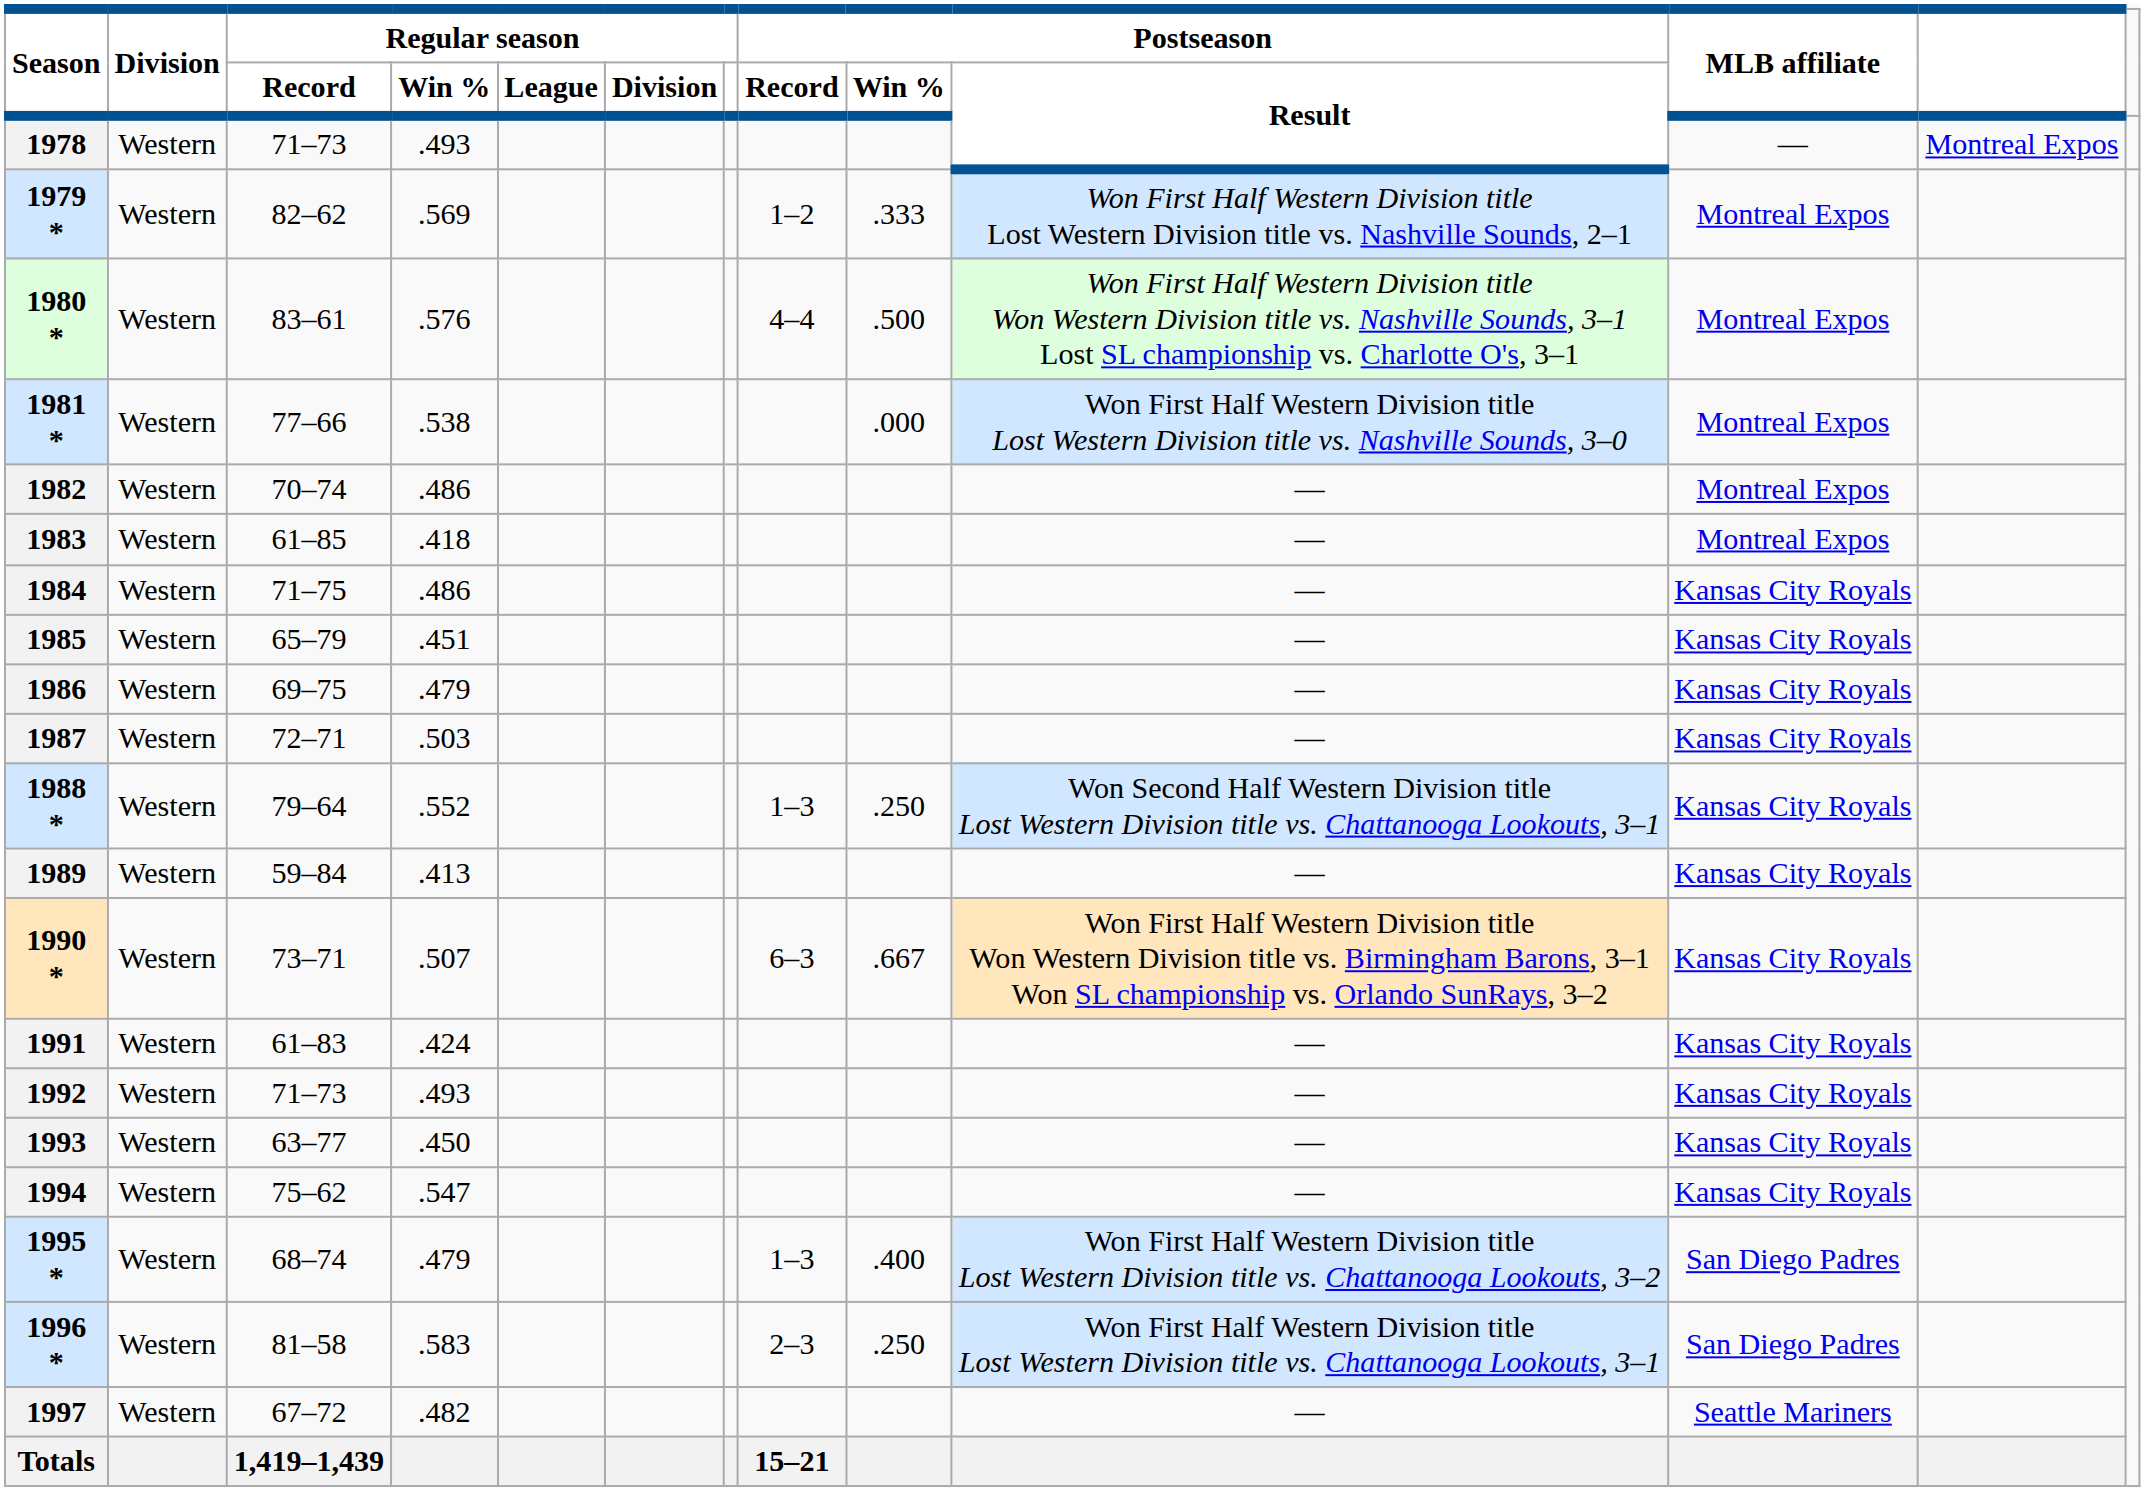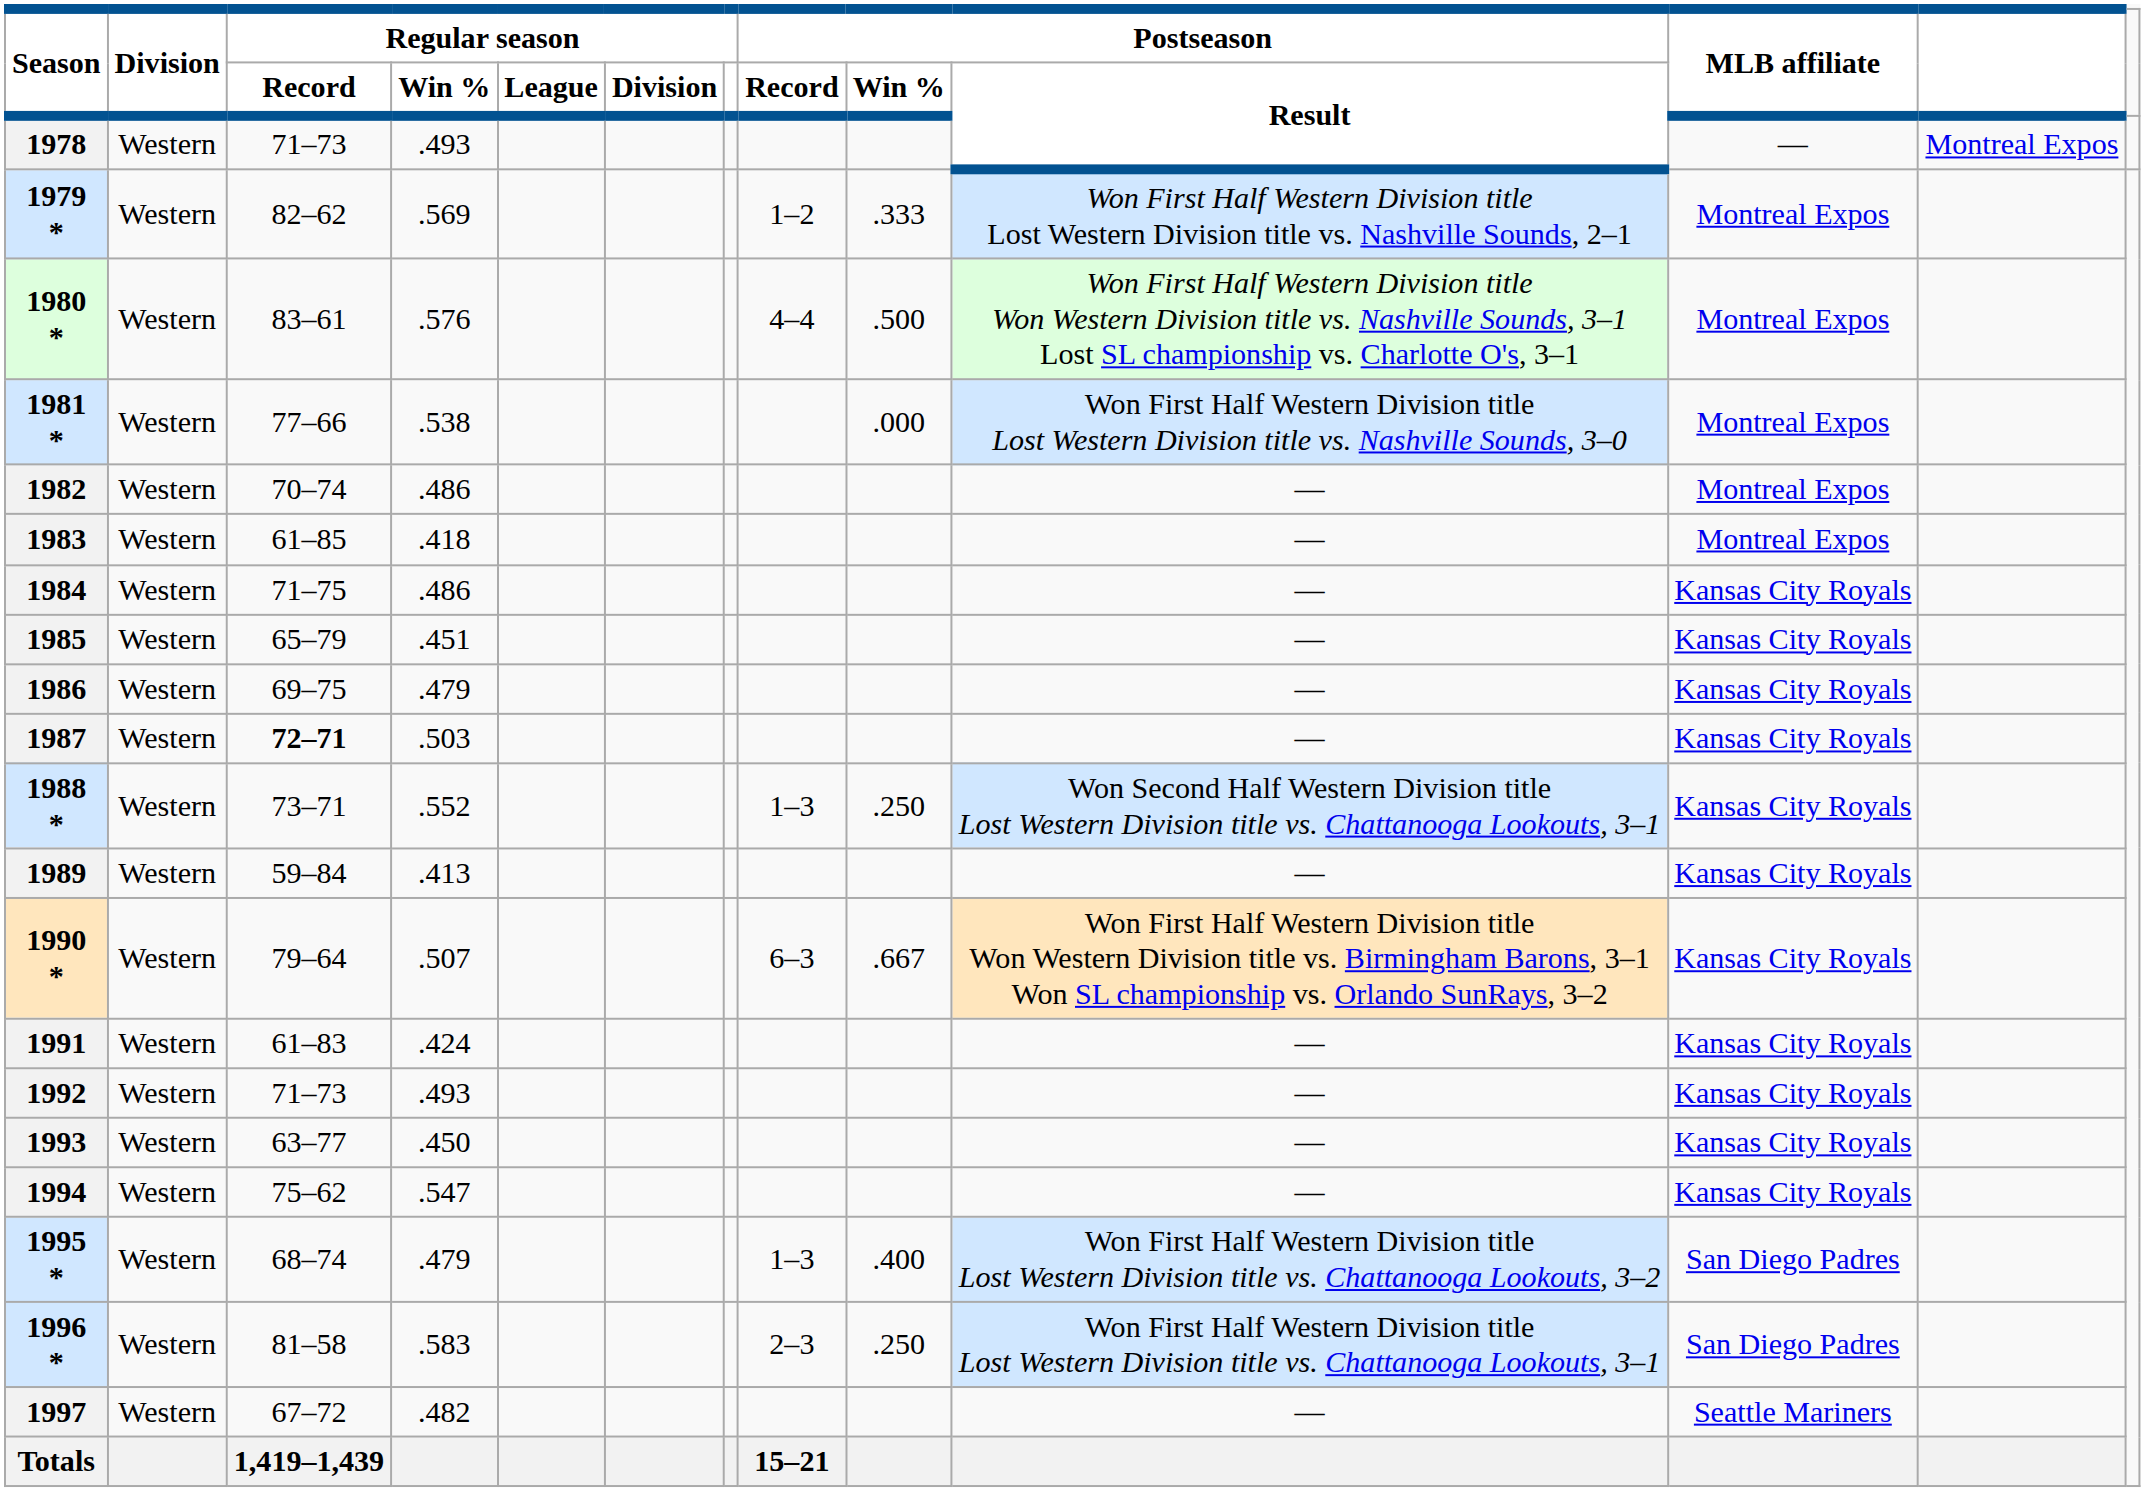(309, 737) normal -> (309, 737) bold
(309, 805) 79–64 -> (309, 805) 73–71
(309, 957) 73–71 -> (309, 957) 79–64
